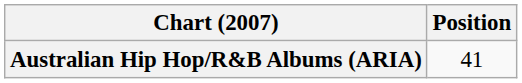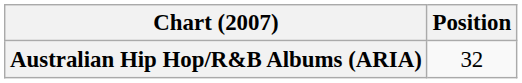(472, 58) 41 -> (472, 58) 32
